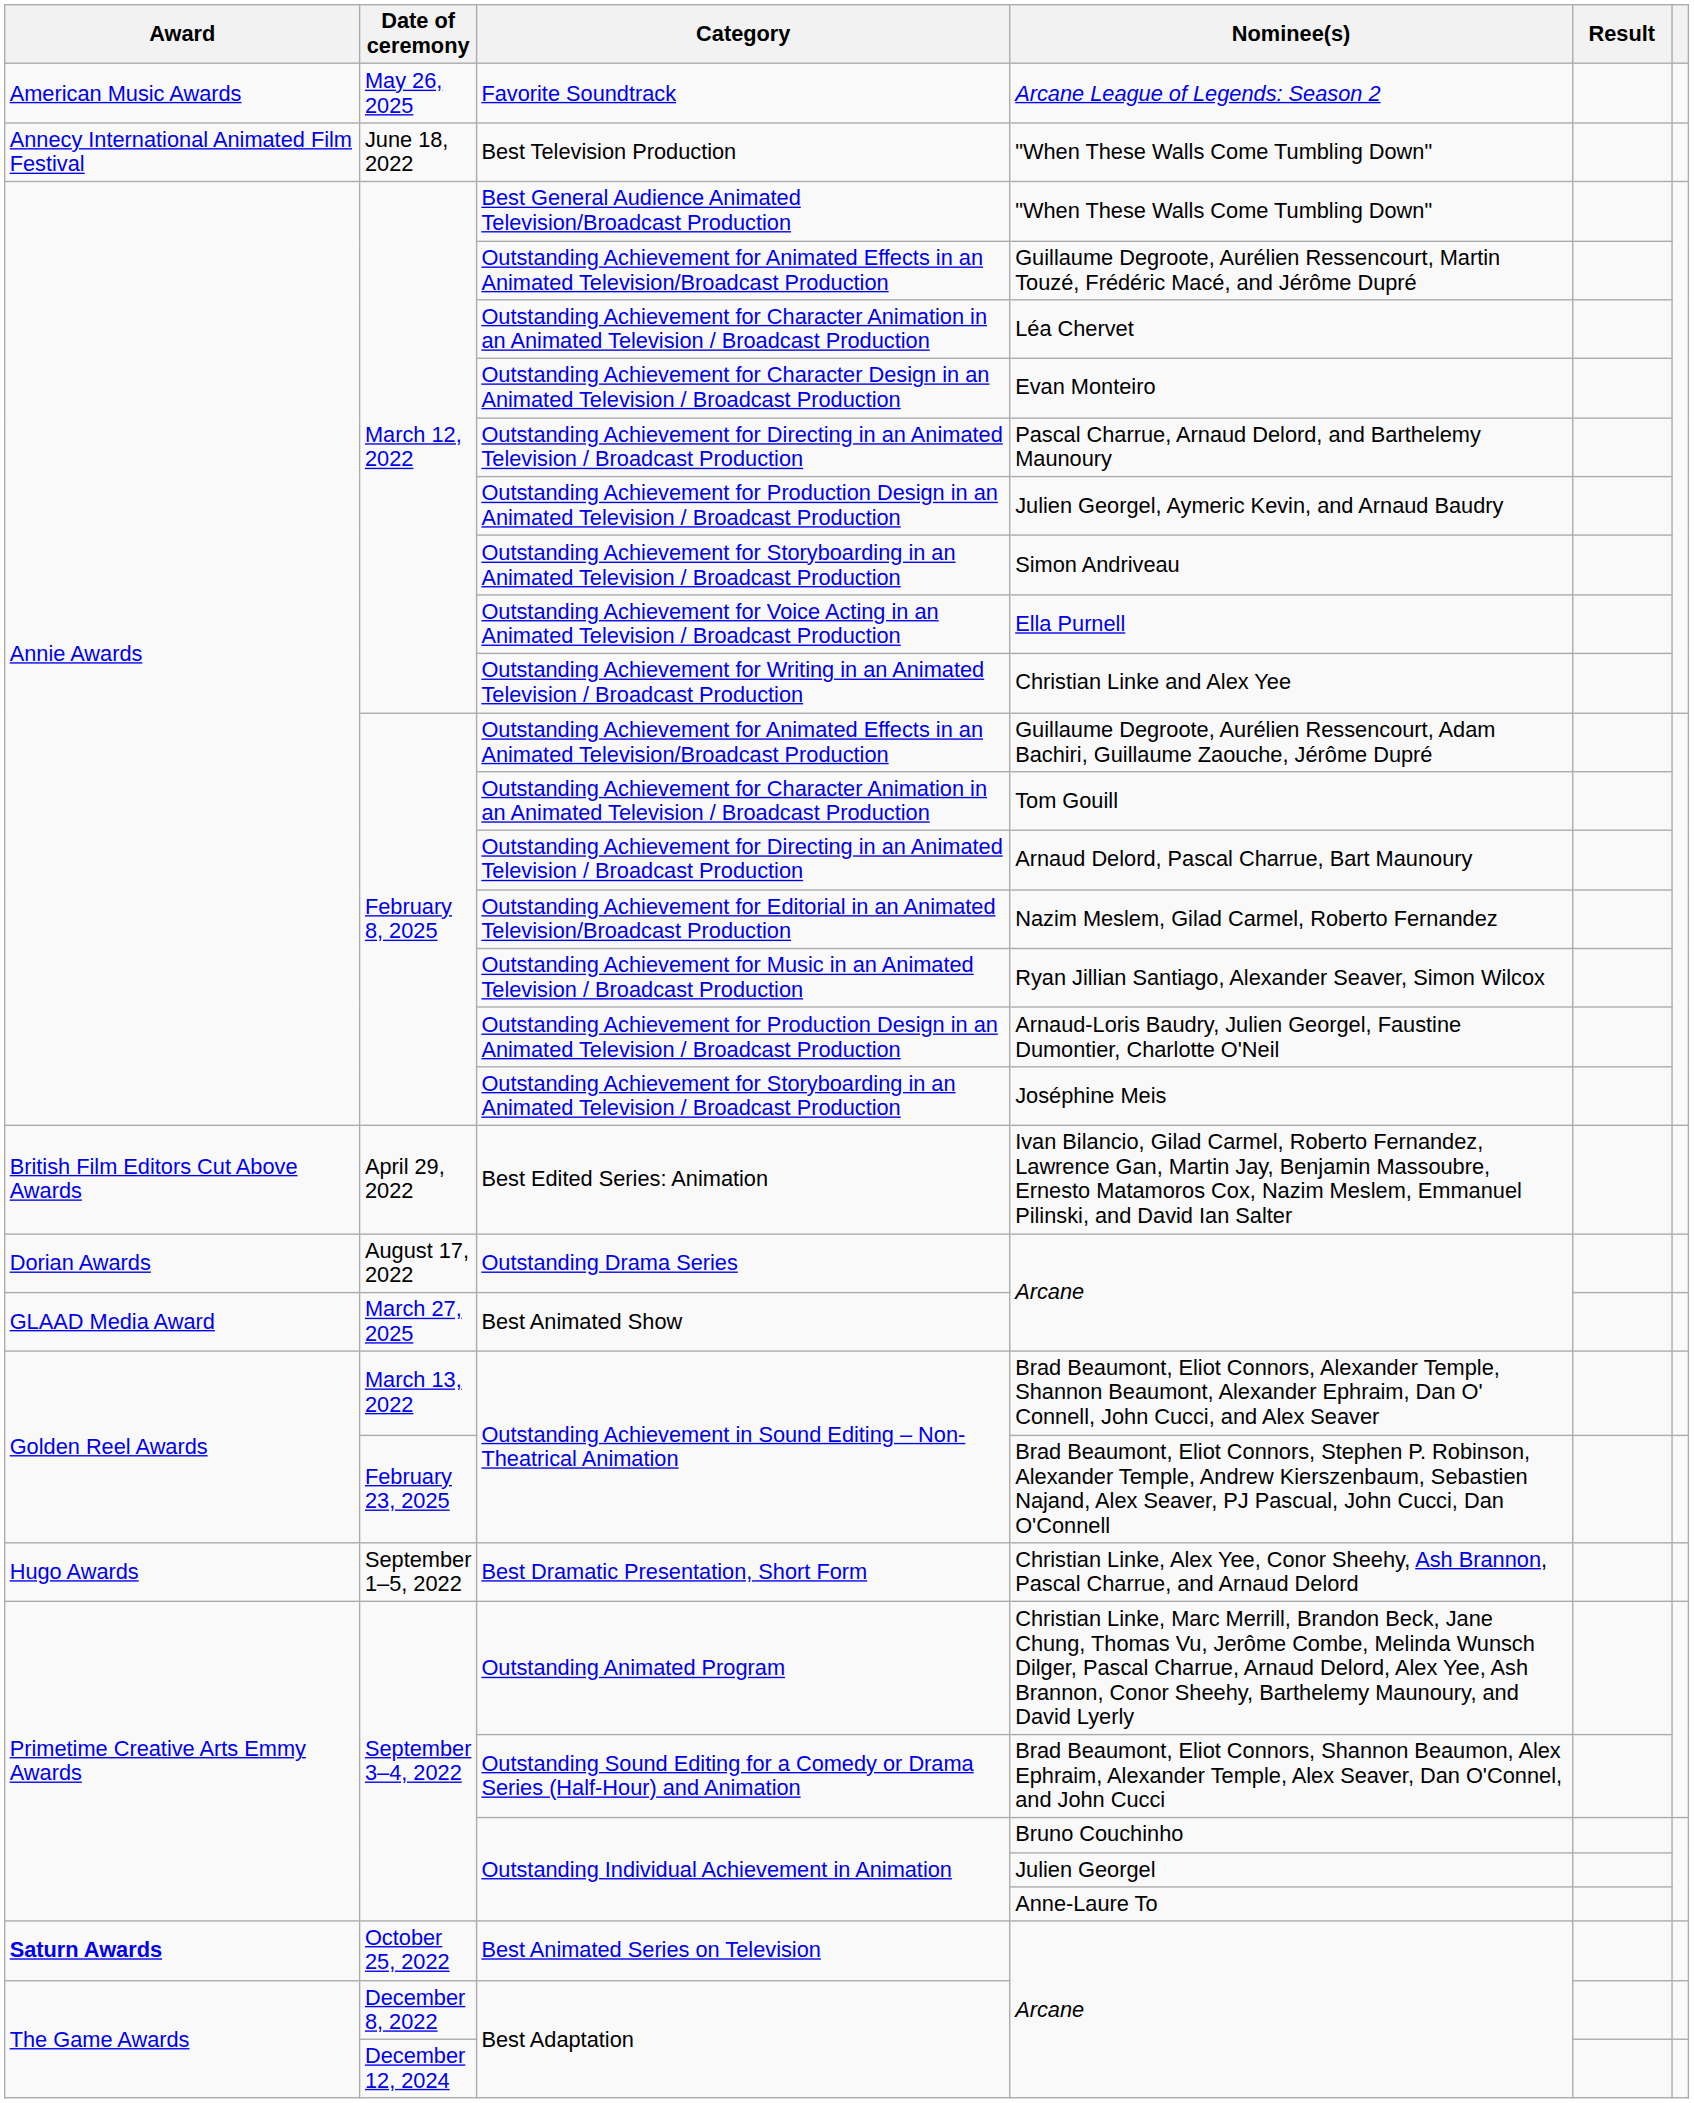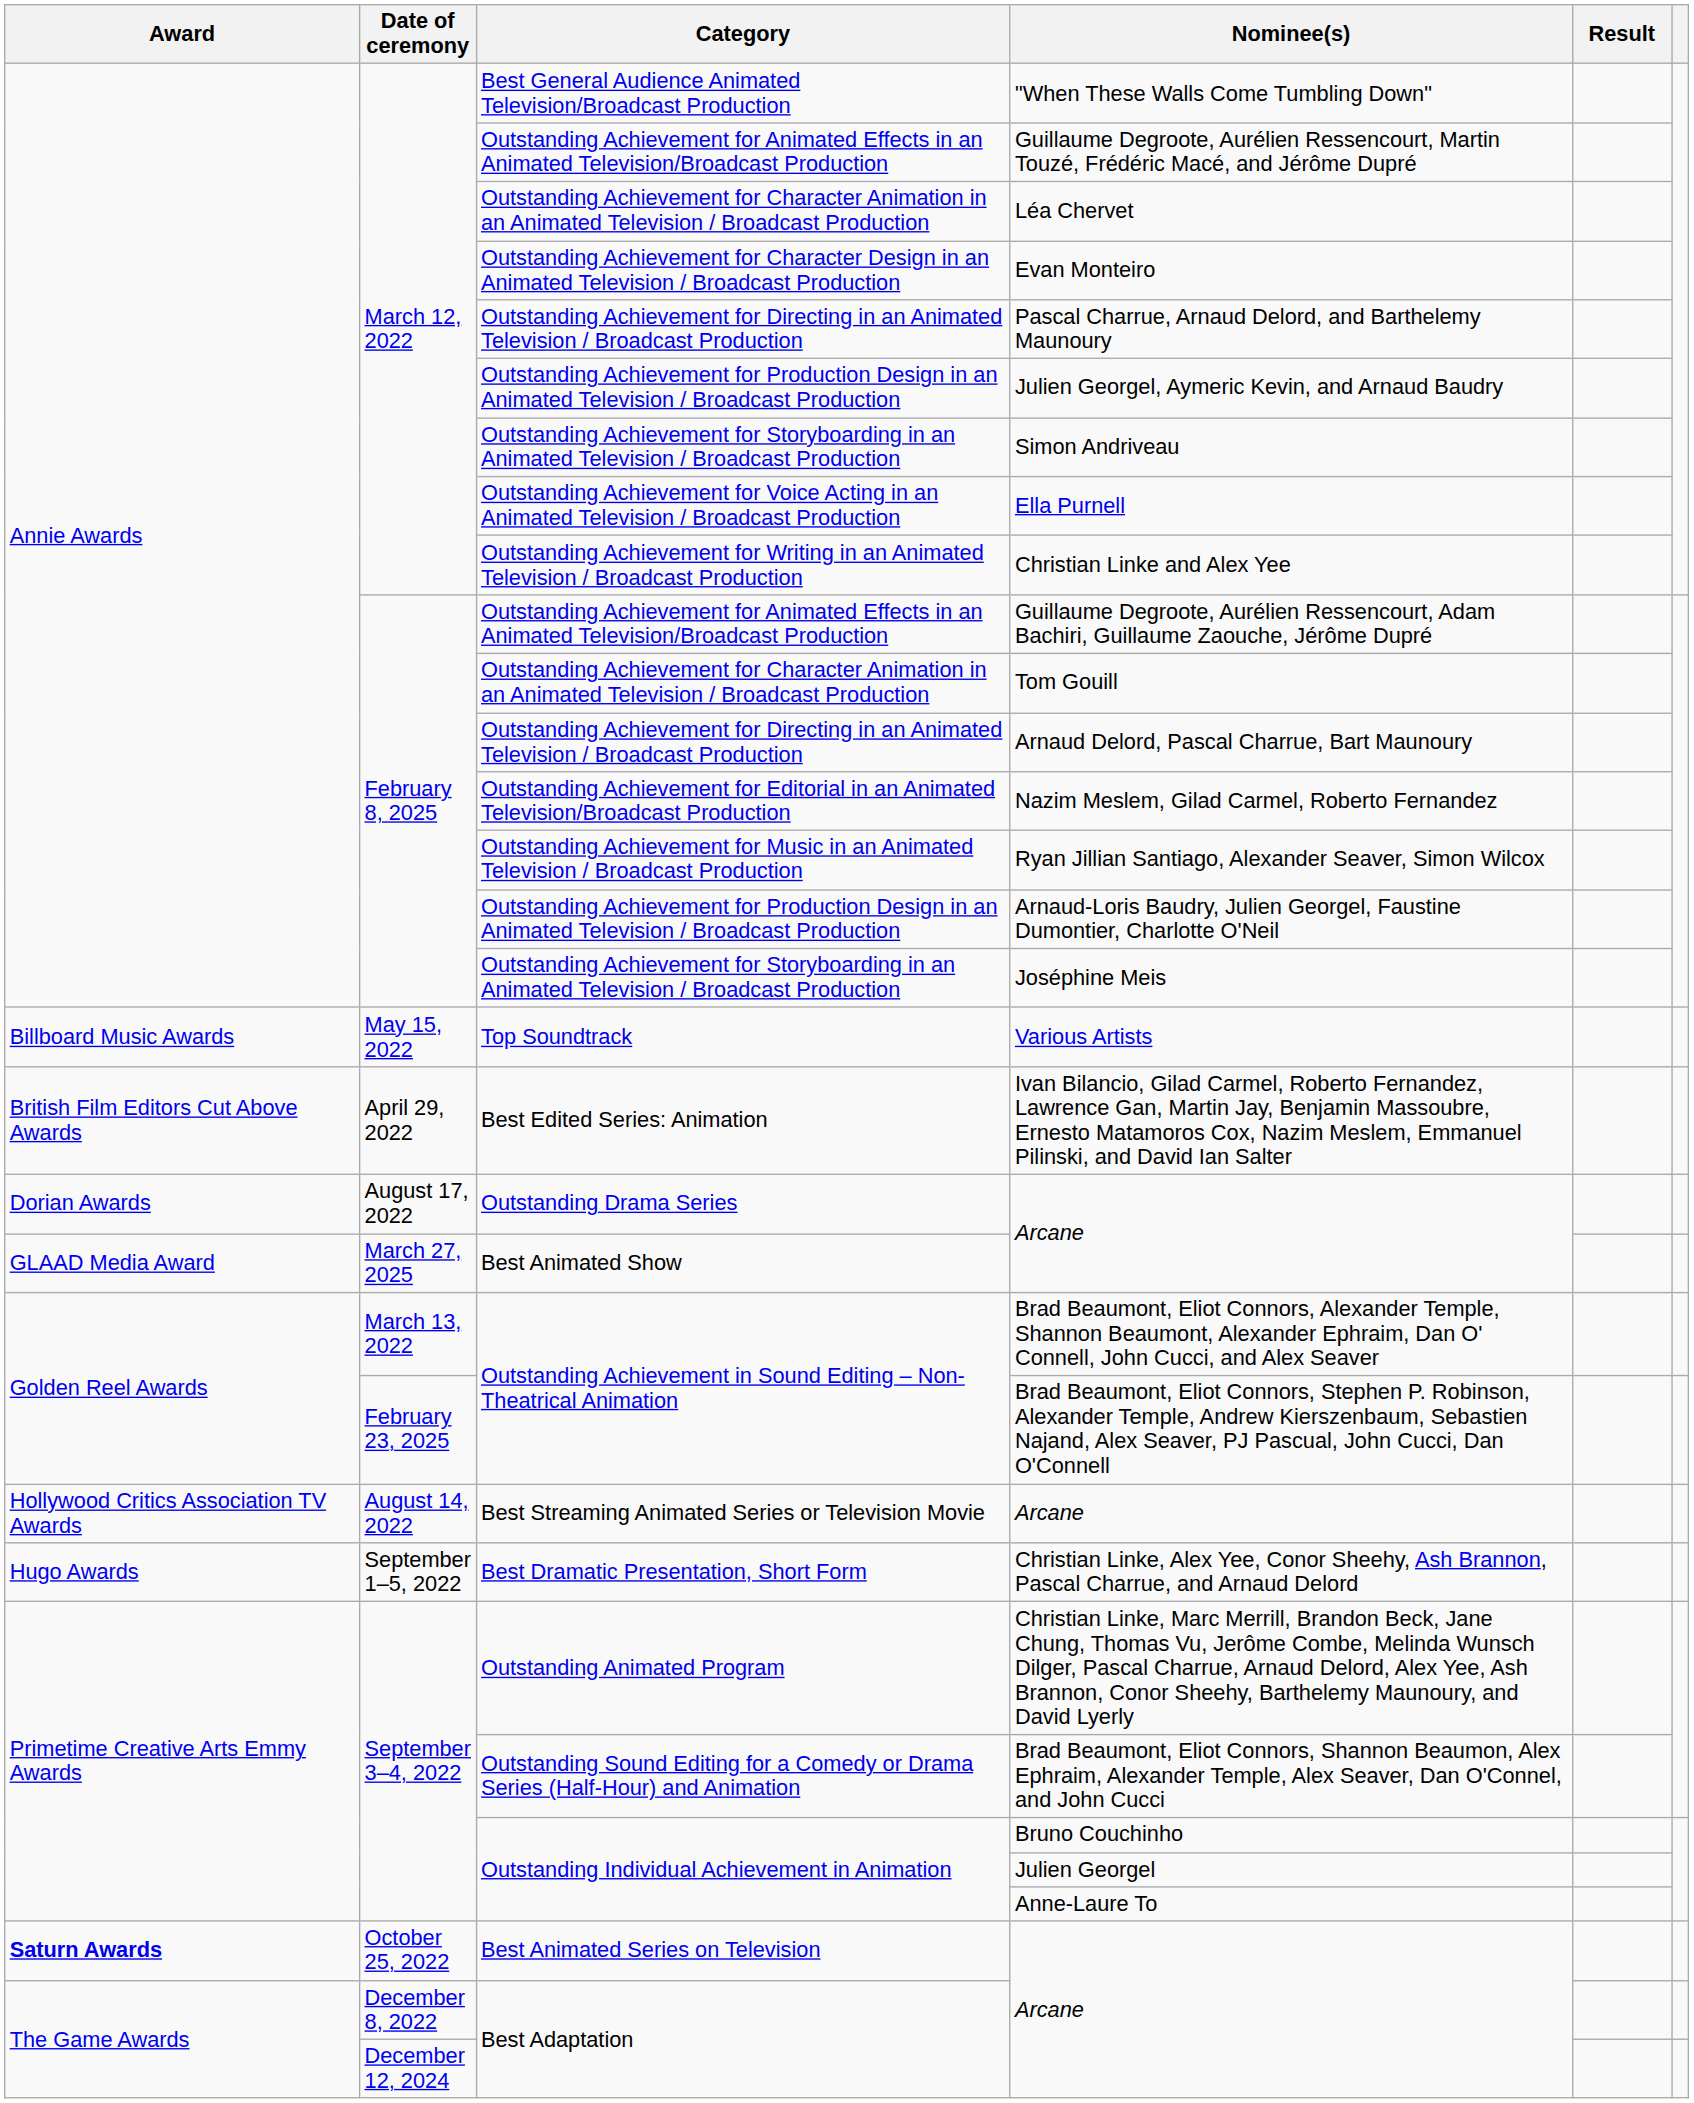- row: (404, 92)
- row: (407, 151)
+ row: (403, 1036)
+ row: (417, 1513)
